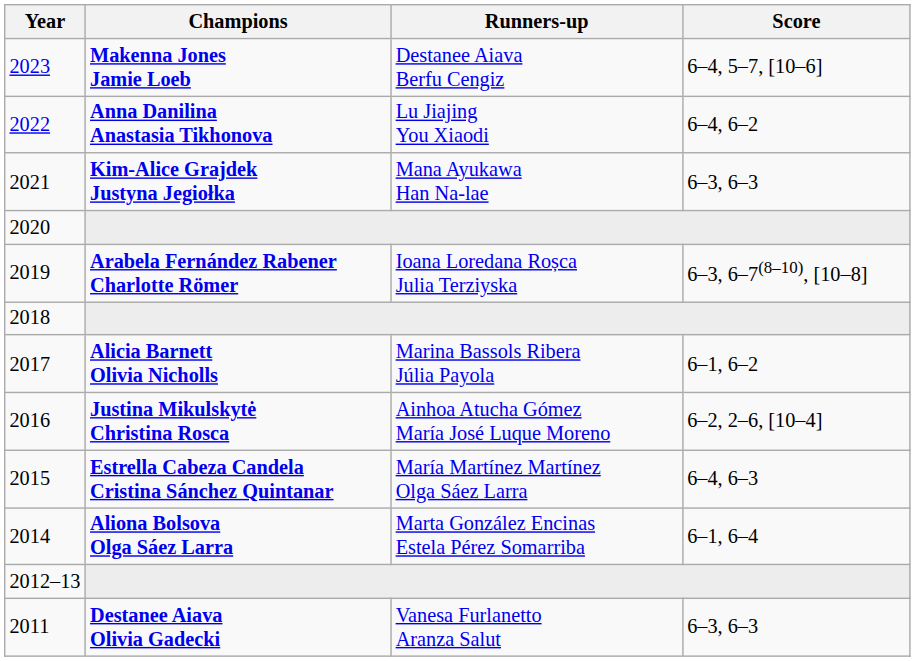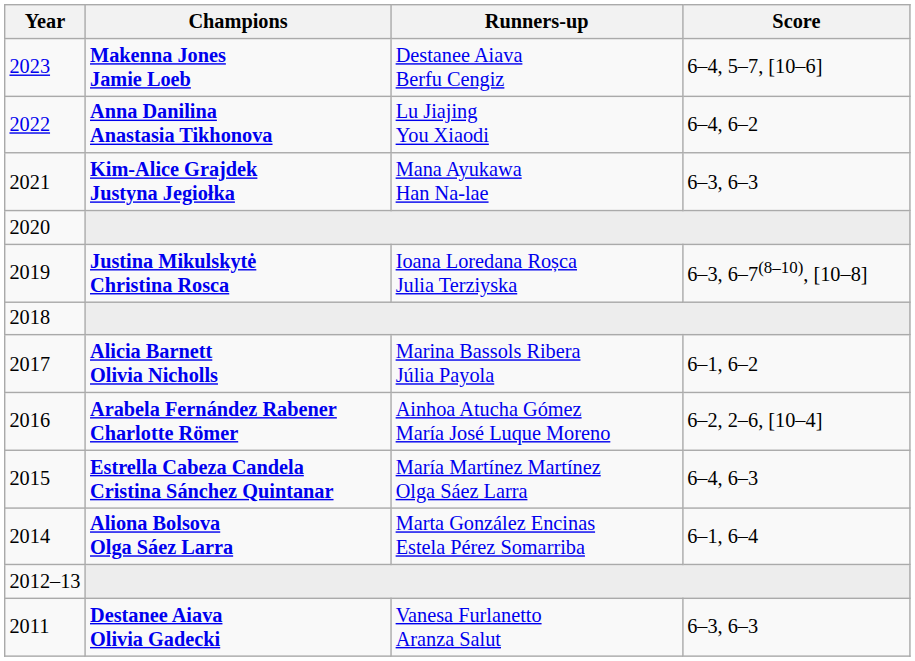(213, 272) Arabela Fernández Rabener Charlotte Römer -> (173, 272) Justina Mikulskytė Christina Rosca
(173, 421) Justina Mikulskytė Christina Rosca -> (213, 421) Arabela Fernández Rabener Charlotte Römer
